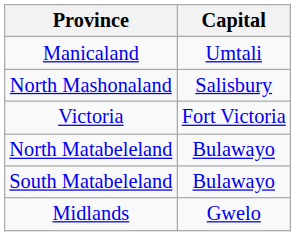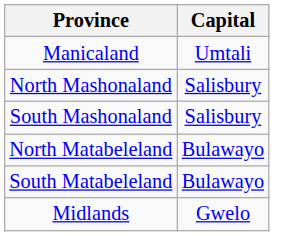+ row: (91, 117)
- row: (91, 117)
